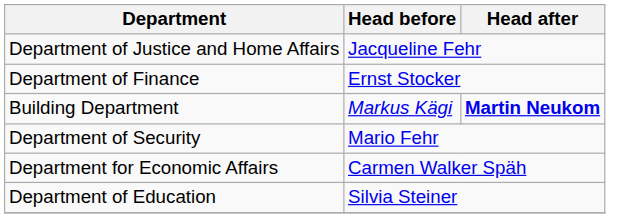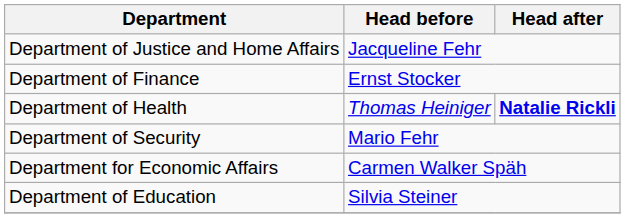+ row: (98, 108)
- row: (94, 108)
